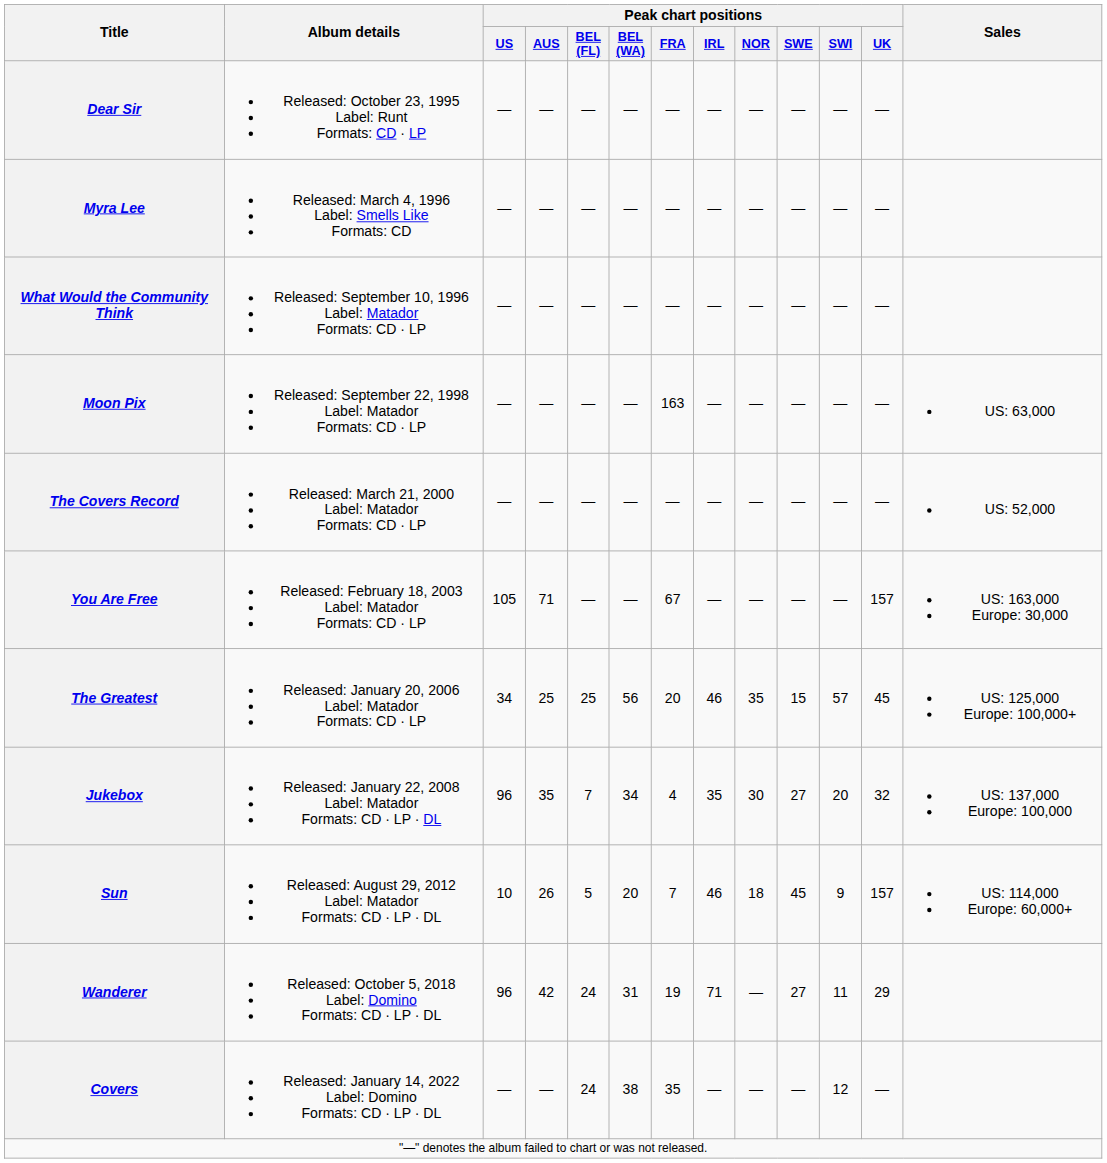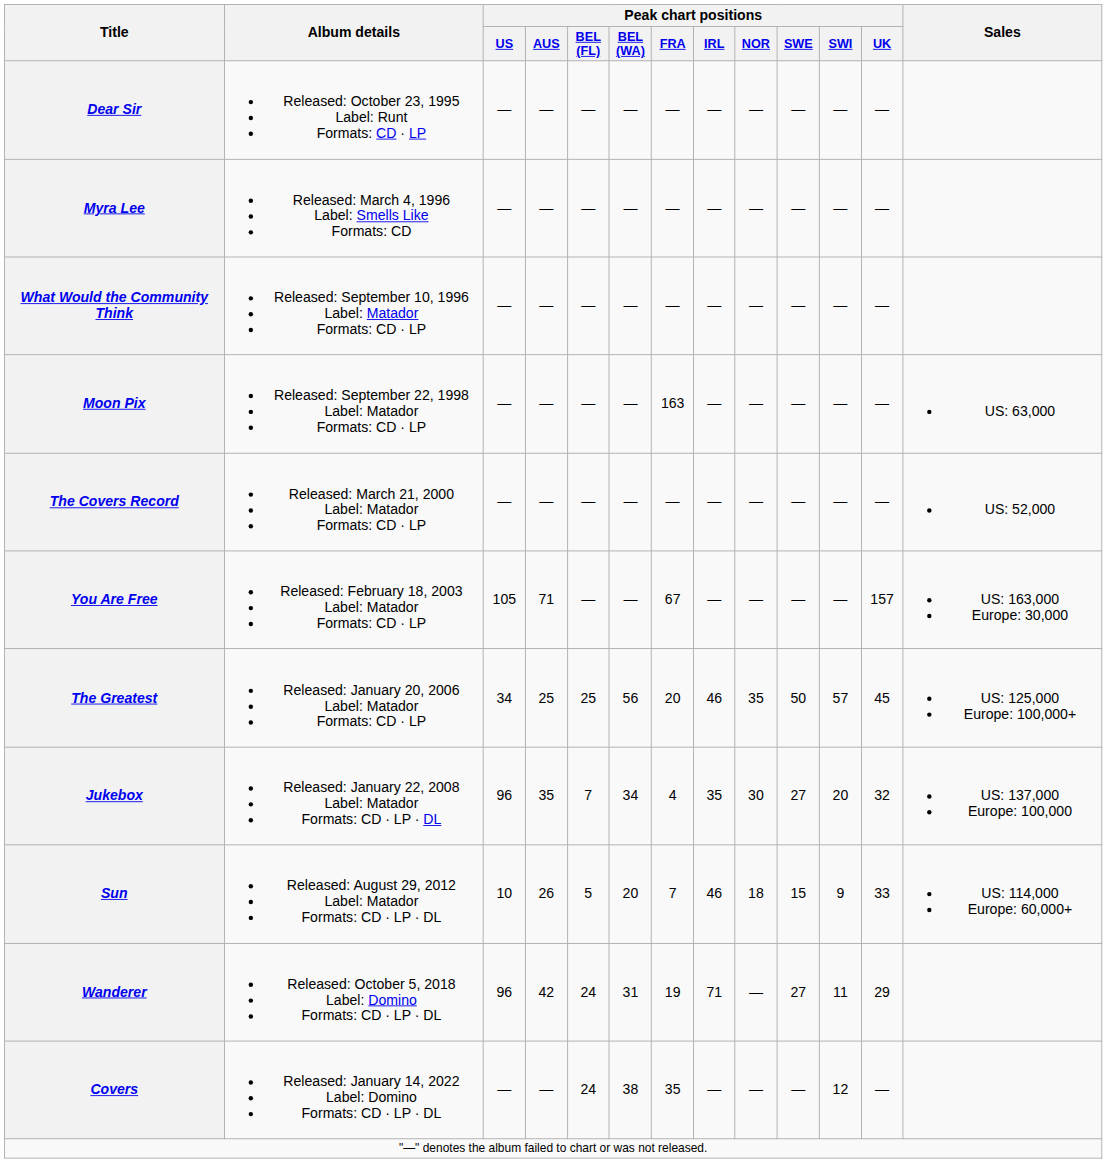(798, 697) 15 -> (798, 697) 50
(798, 894) 45 -> (798, 894) 15
(882, 894) 157 -> (882, 894) 33
